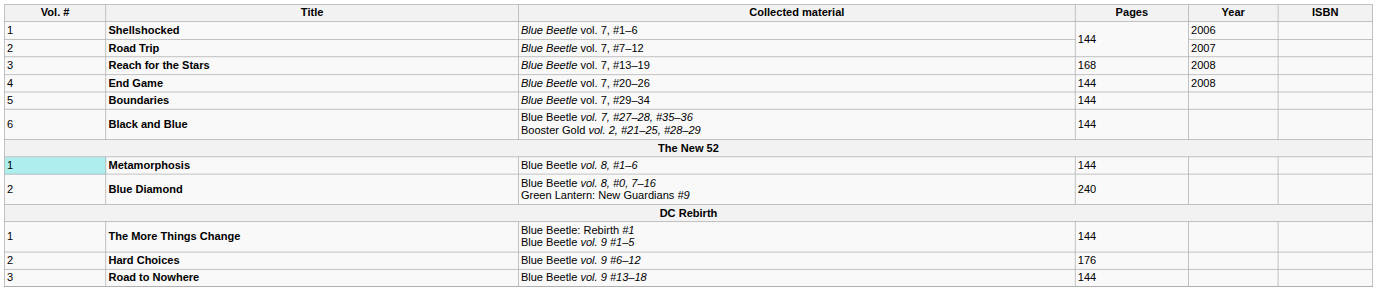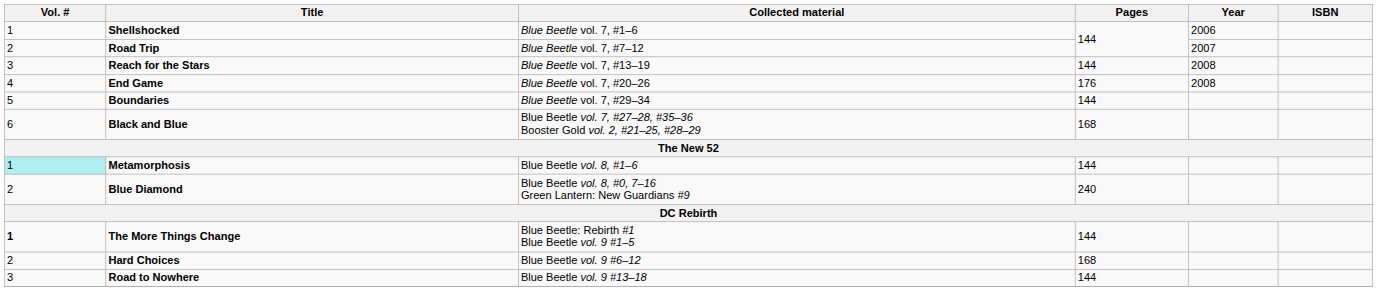(1087, 65) 168 -> (1087, 65) 144
(1087, 83) 144 -> (1087, 83) 176
(1087, 124) 144 -> (1087, 124) 168
(10, 236) normal -> (10, 236) bold
(1087, 260) 176 -> (1087, 260) 168
